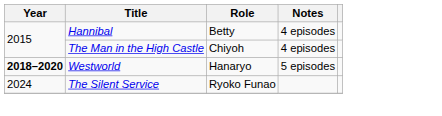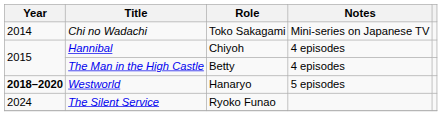+ row: (108, 31)
(222, 31) Betty -> (226, 48) Chiyoh
(226, 48) Chiyoh -> (222, 66) Betty
